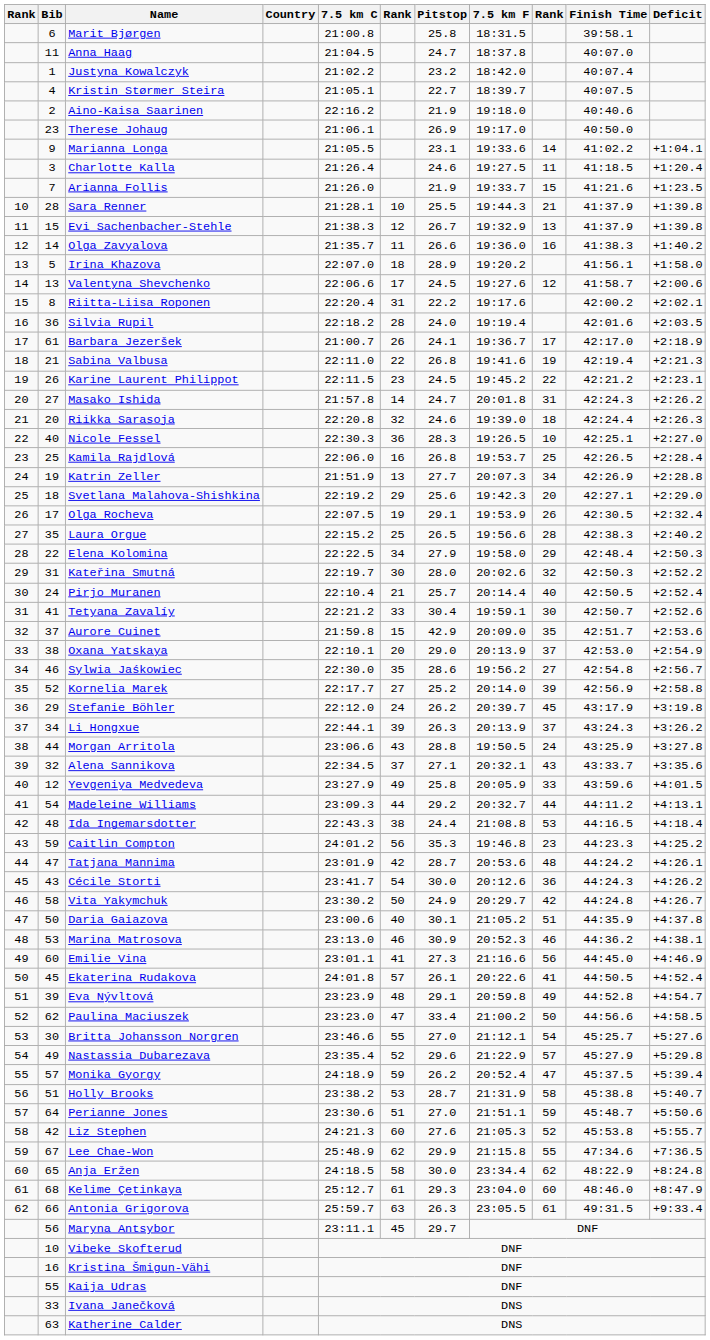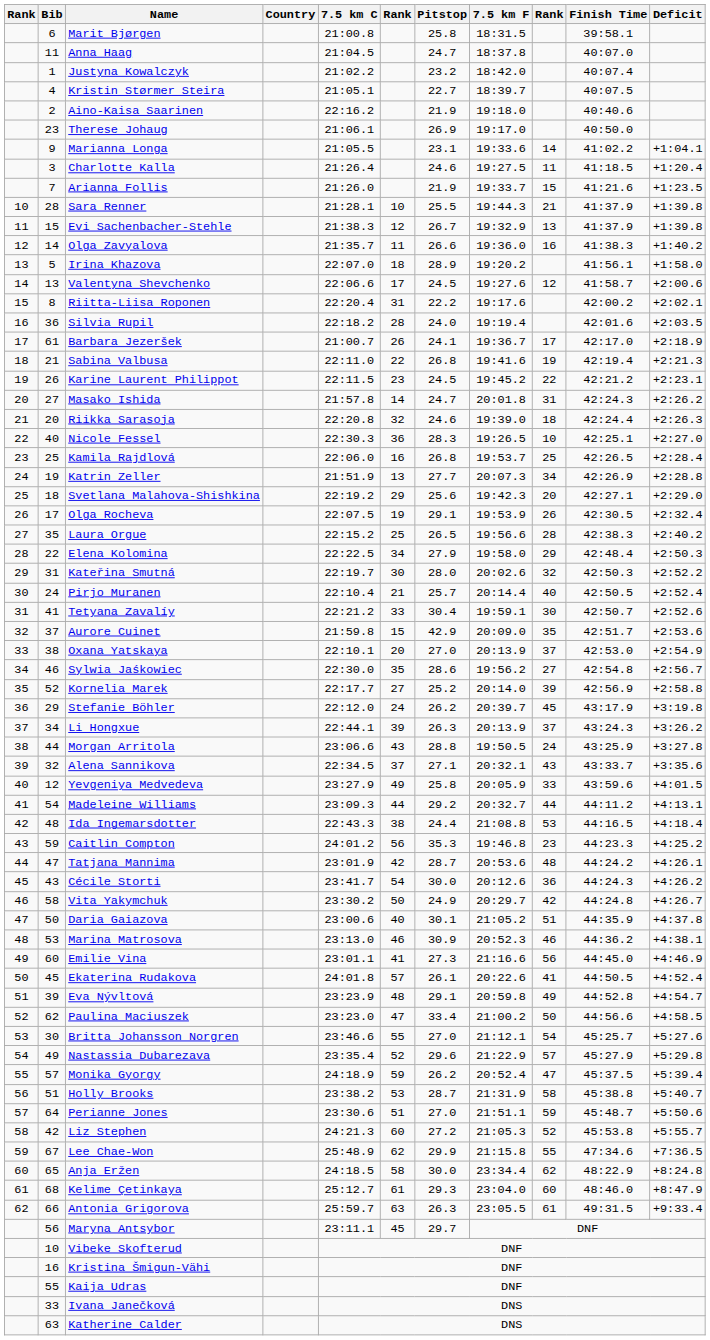(442, 650) 29.0 -> (442, 650) 27.0
(442, 1132) 27.6 -> (442, 1132) 27.2
